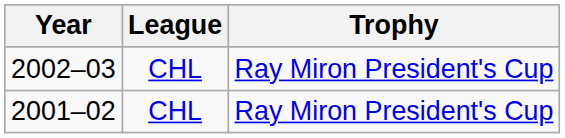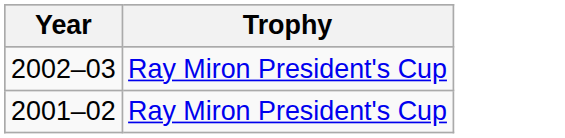- column: (175, 25)
